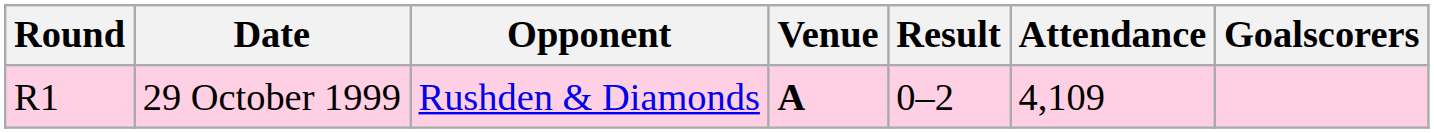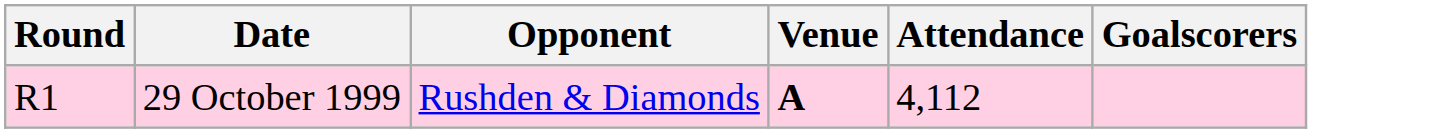- column: (949, 34)
(1062, 95) 4,109 -> (939, 95) 4,112
